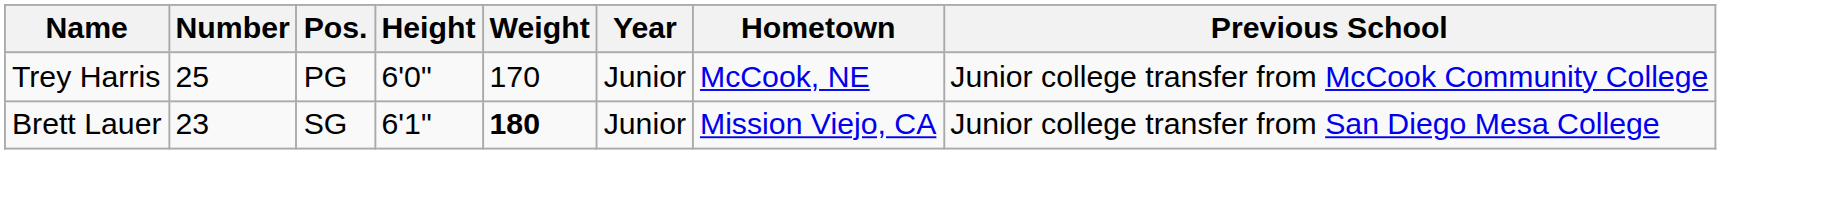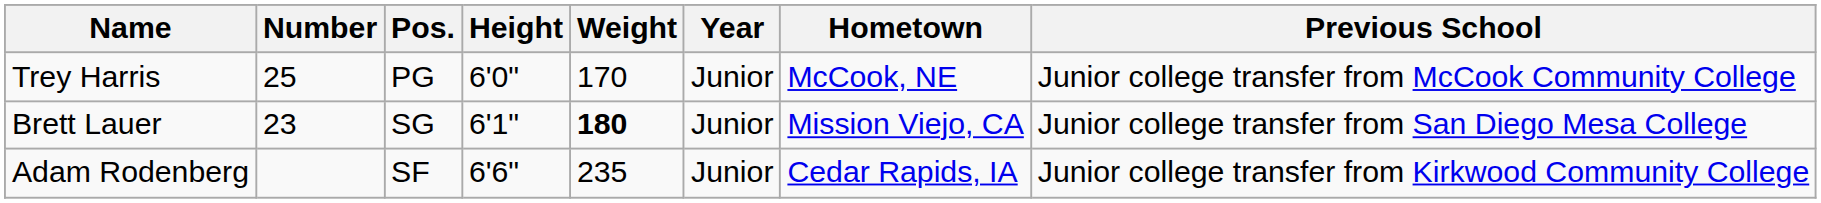+ row: (130, 172)
